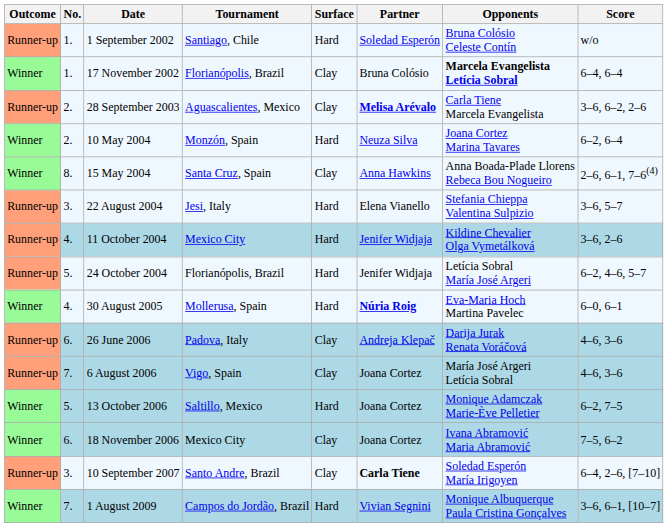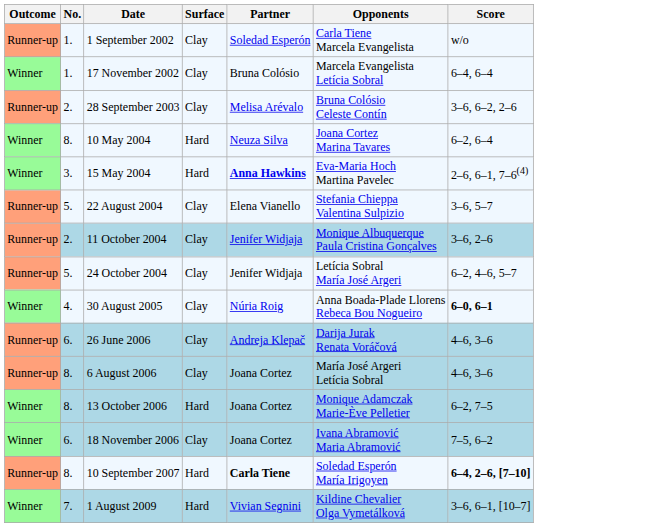- column: (247, 13)
(327, 40) Hard -> (196, 40) Clay
(481, 40) Bruna Colósio Celeste Contín -> (365, 40) Carla Tiene Marcela Evangelista
(498, 73) bold -> (365, 73) normal
(398, 106) bold -> (266, 106) normal
(495, 106) Carla Tiene Marcela Evangelista -> (351, 106) Bruna Colósio Celeste Contín
(68, 139) 2. -> (68, 139) 8.
(68, 173) 8. -> (68, 173) 3.
(326, 173) Clay -> (197, 173) Hard
(395, 173) normal -> (268, 173) bold
(510, 173) Anna Boada-Plade Llorens Rebeca Bou Nogueiro -> (356, 173) Eva-Maria Hoch Martina Pavelec
(68, 206) 3. -> (68, 206) 5.
(327, 206) Hard -> (196, 206) Clay
(68, 239) 4. -> (68, 239) 2.
(327, 239) Hard -> (196, 239) Clay
(490, 239) Kildine Chevalier Olga Vymetálková -> (376, 239) Monique Albuquerque Paula Cristina Gonçalves
(327, 272) Hard -> (196, 272) Clay
(327, 306) Hard -> (196, 306) Clay
(388, 306) bold -> (257, 306) normal
(486, 306) Eva-Maria Hoch Martina Pavelec -> (381, 306) Anna Boada-Plade Llorens Rebeca Bou Nogueiro
(601, 306) normal -> (472, 306) bold
(68, 372) 7. -> (68, 372) 8.
(68, 405) 5. -> (68, 405) 8.
(68, 472) 3. -> (68, 472) 8.
(326, 472) Clay -> (197, 472) Hard
(620, 472) normal -> (491, 472) bold
(506, 505) Monique Albuquerque Paula Cristina Gonçalves -> (360, 505) Kildine Chevalier Olga Vymetálková
